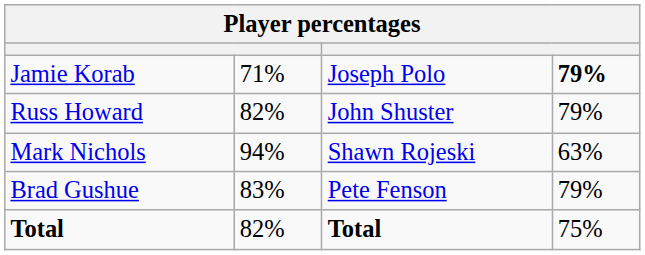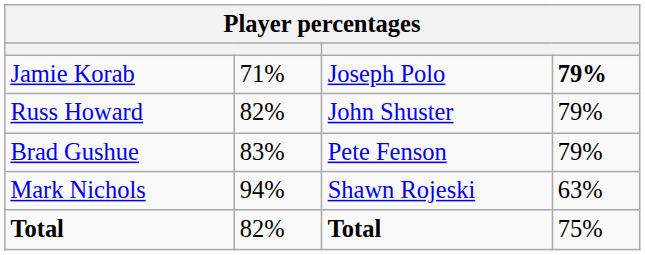rows swapped: (78, 151) <-> (75, 190)
